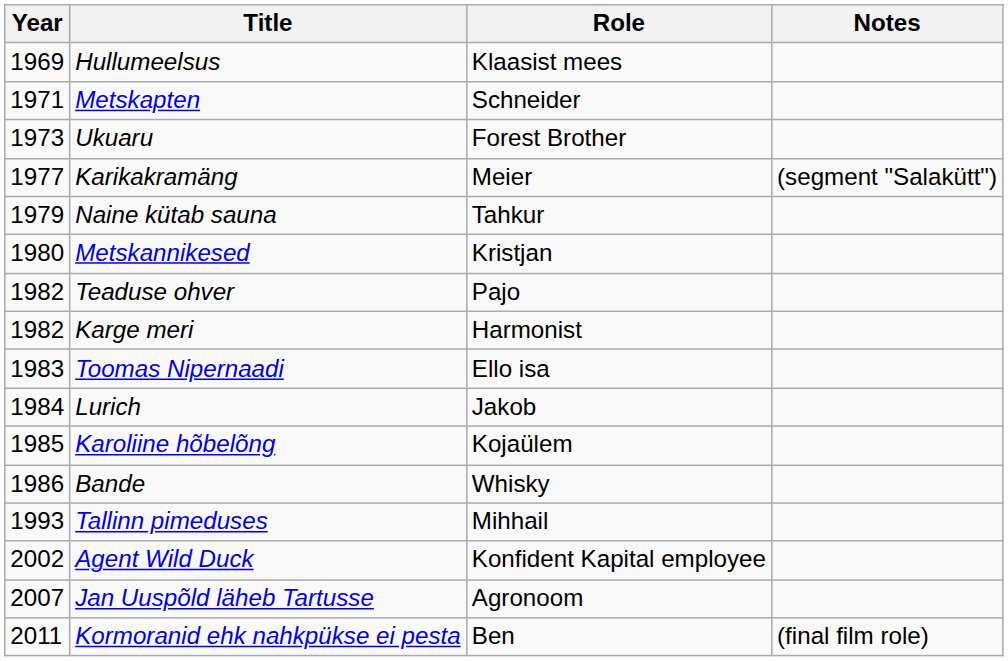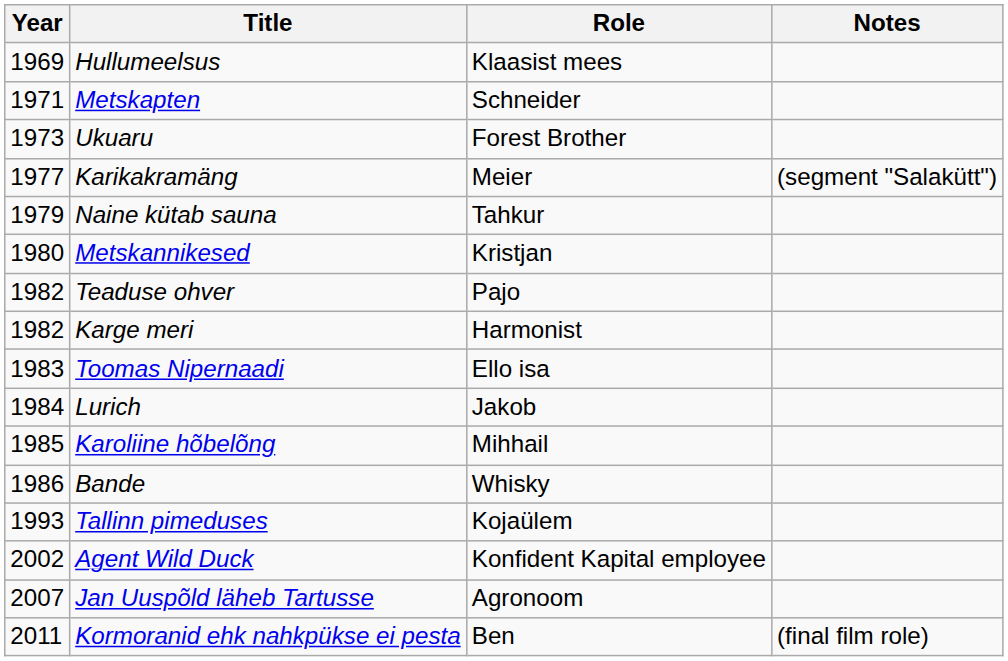(522, 445) Kojaülem -> (510, 445) Mihhail
(510, 521) Mihhail -> (522, 521) Kojaülem
